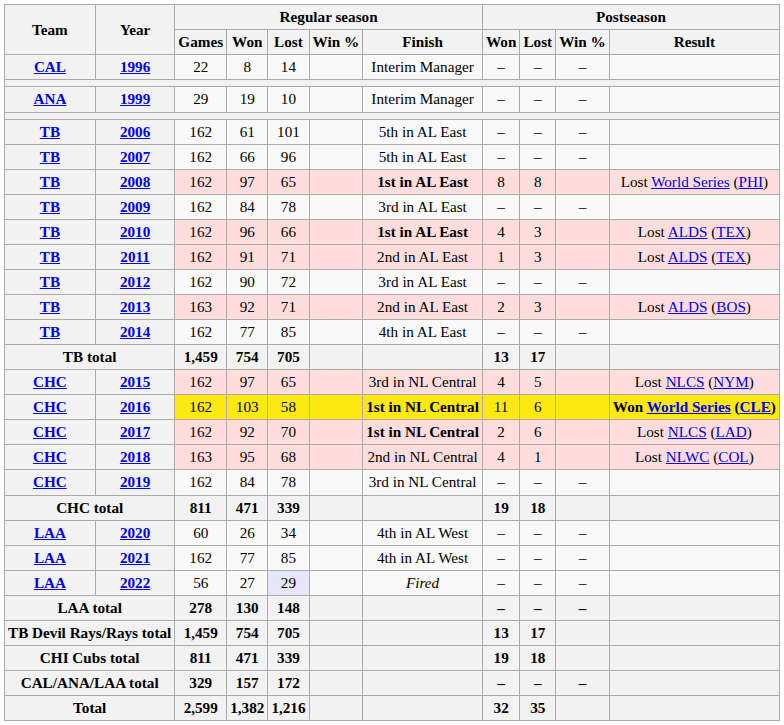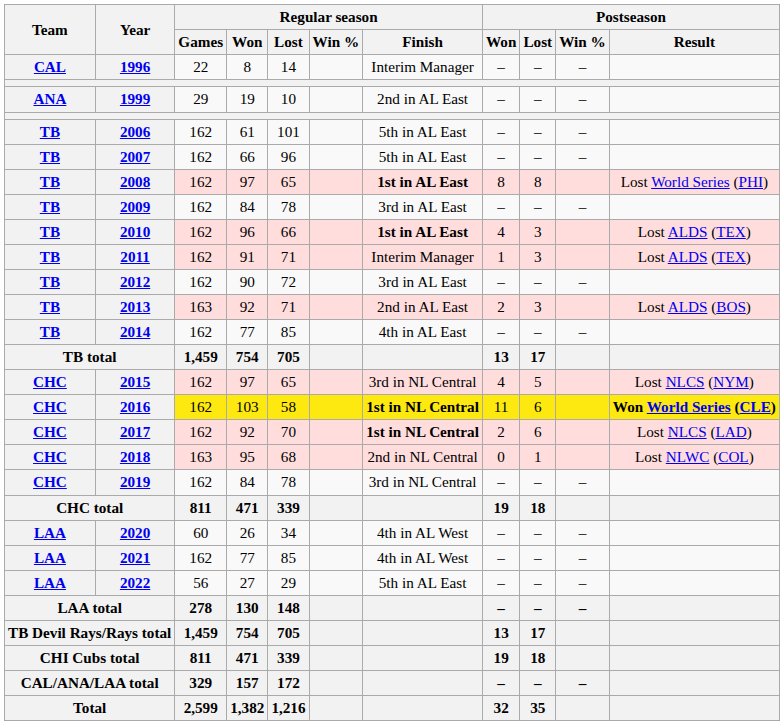(423, 99) Interim Manager -> (423, 99) 2nd in AL East
(423, 256) 2nd in AL East -> (423, 256) Interim Manager
(501, 457) 4 -> (501, 457) 0
(288, 582) lavender background -> (288, 582) no background
(423, 582) Fired -> (423, 582) 5th in AL East
